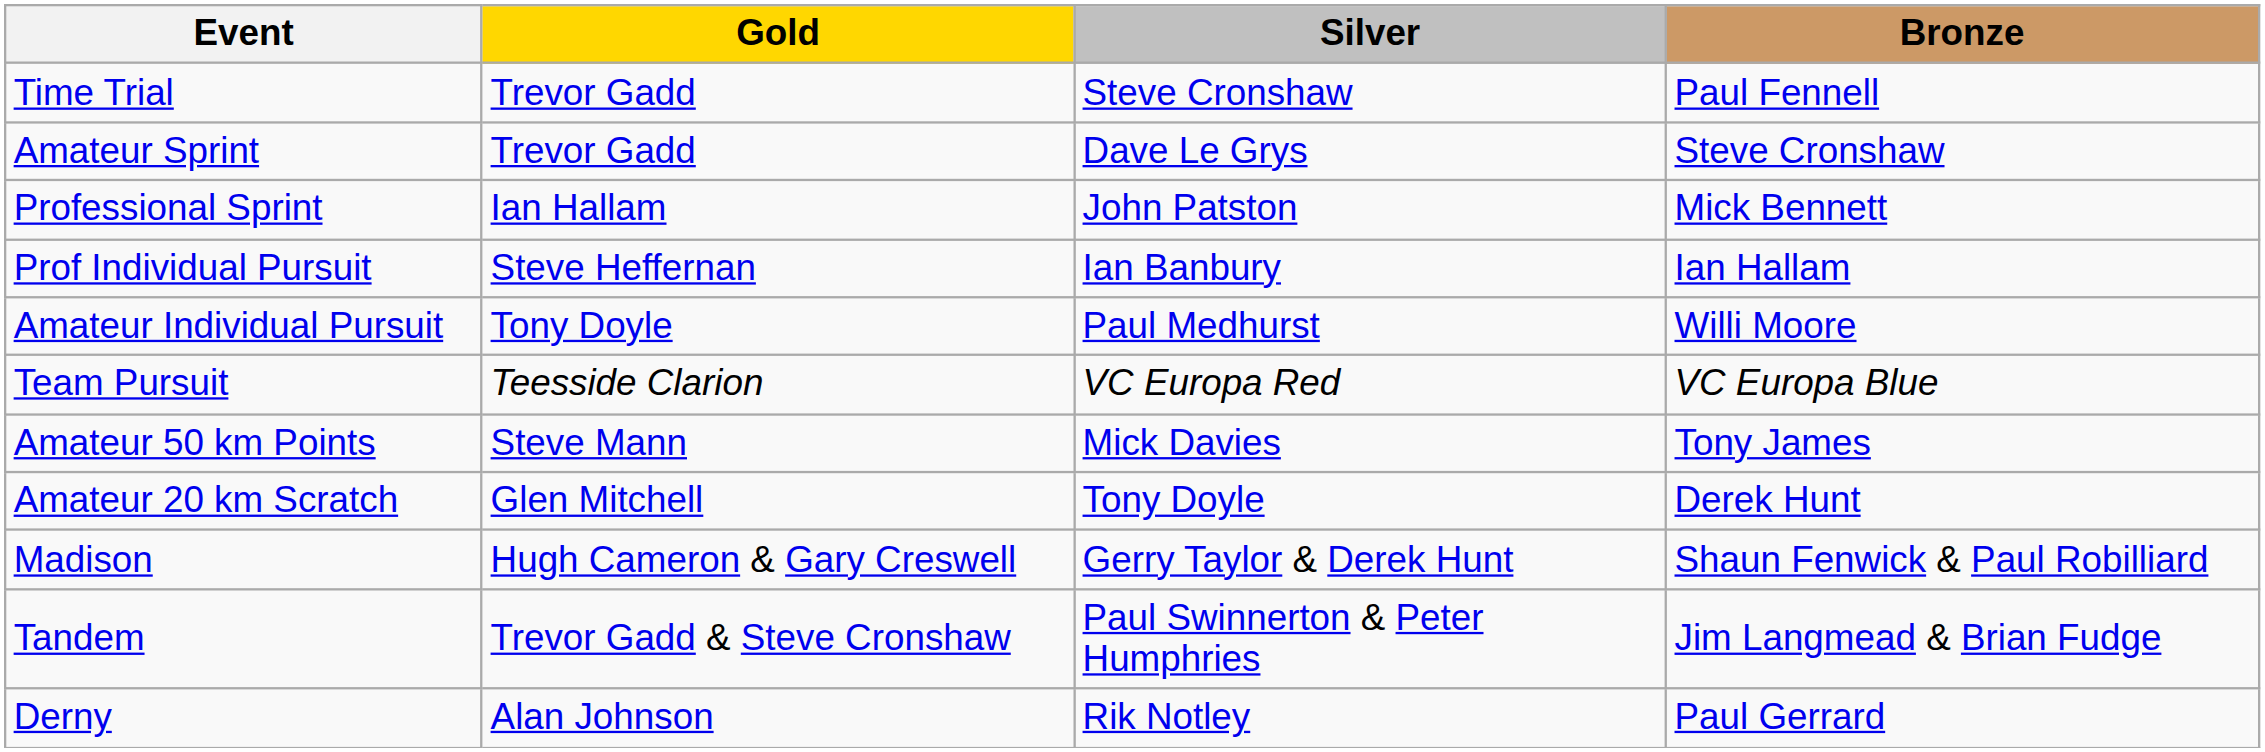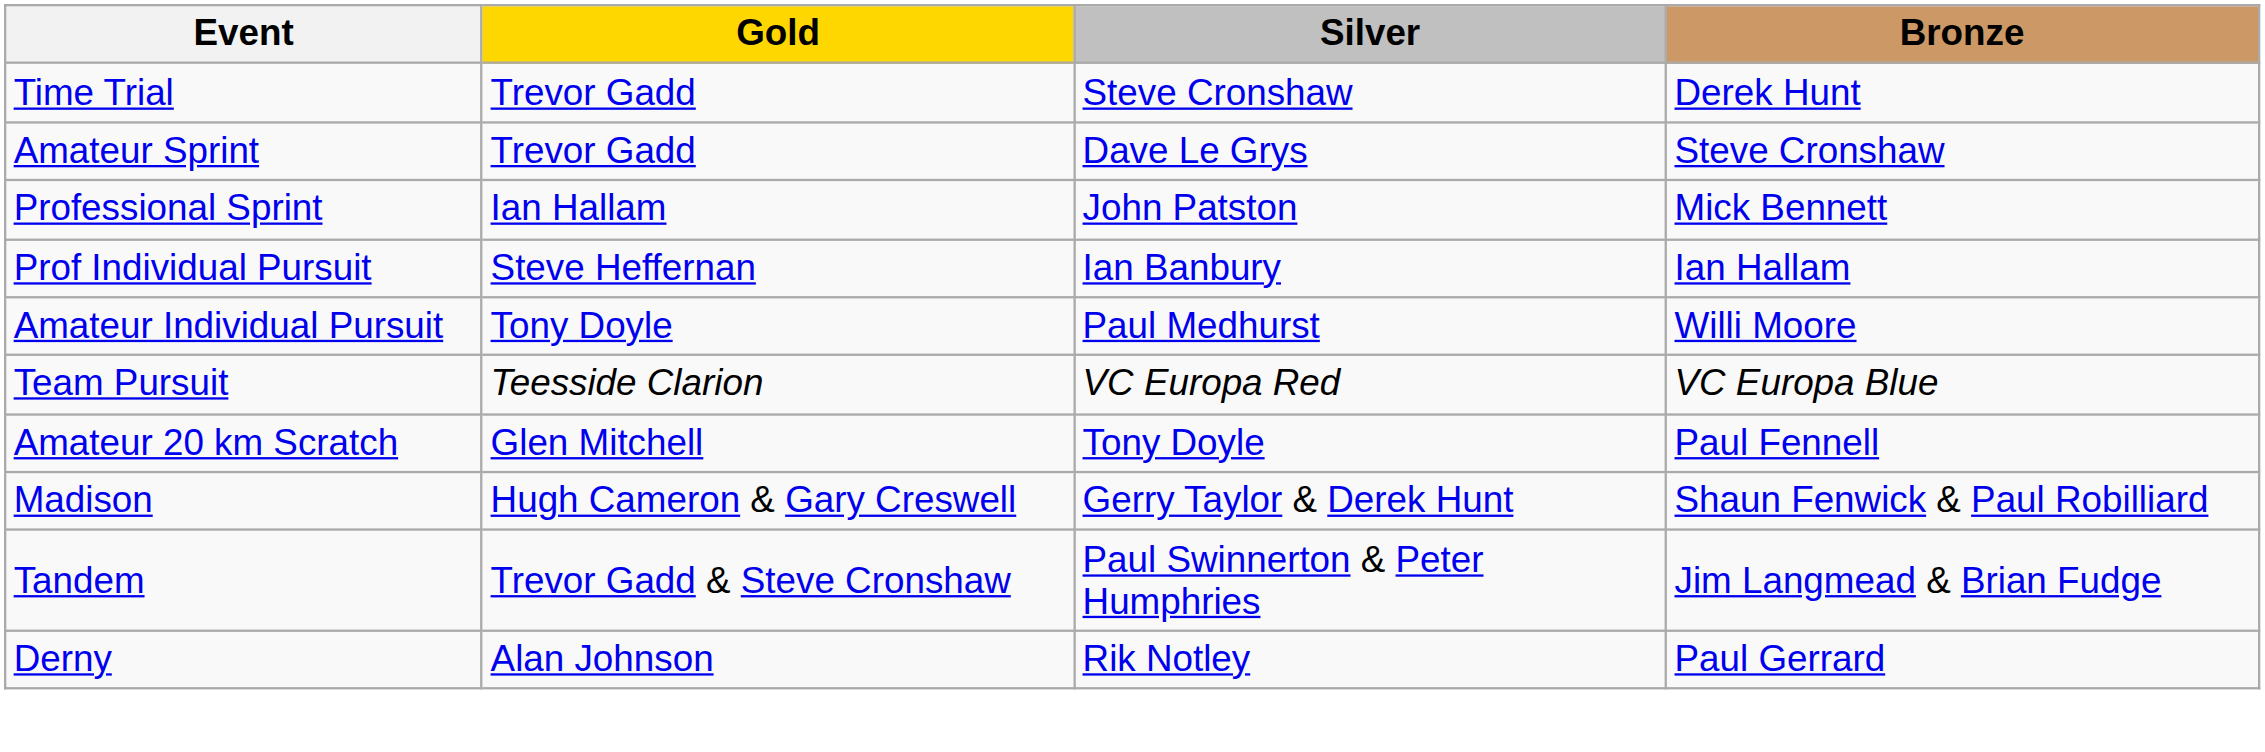(1777, 92) Paul Fennell -> (1768, 92) Derek Hunt
- row: (195, 442)
(1768, 500) Derek Hunt -> (1777, 442) Paul Fennell
